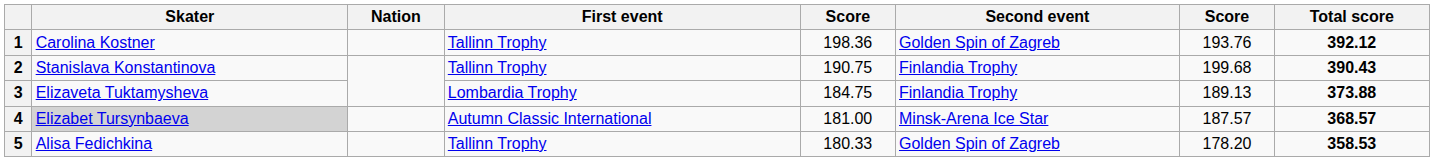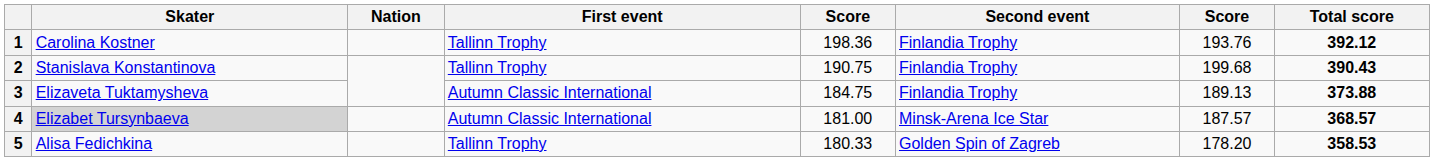(980, 42) Golden Spin of Zagreb -> (958, 42) Finlandia Trophy
(512, 93) Lombardia Trophy -> (550, 93) Autumn Classic International
